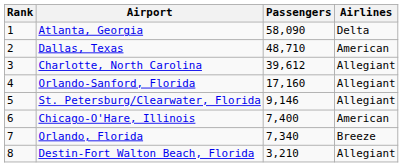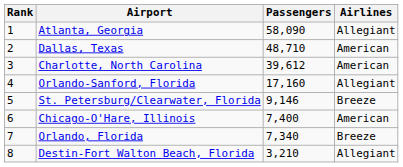(353, 31) Delta -> (366, 31) Allegiant
(366, 66) Allegiant -> (363, 66) American
(366, 101) Allegiant -> (356, 101) Breeze
